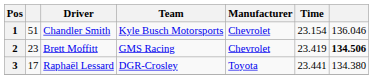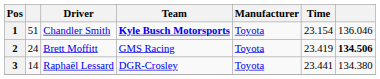(171, 31) normal -> (174, 31) bold
(249, 31) Chevrolet -> (249, 31) Toyota
(33, 48) 23 -> (33, 48) 24
(249, 48) Chevrolet -> (249, 48) Toyota
(33, 66) 17 -> (33, 66) 14
